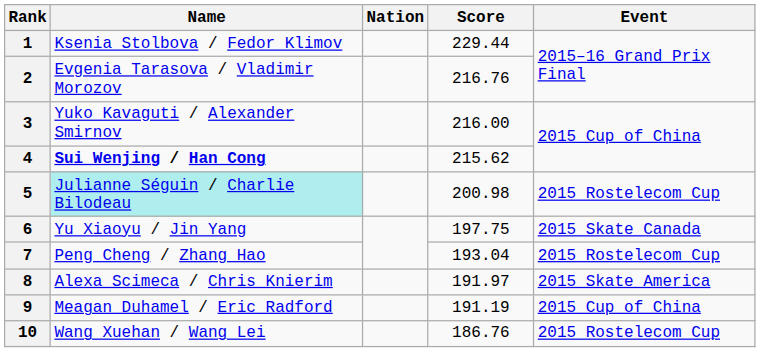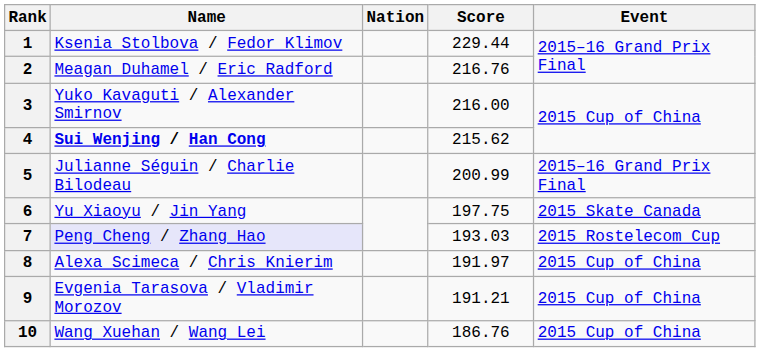(184, 79) Evgenia Tarasova / Vladimir Morozov -> (194, 70) Meagan Duhamel / Eric Radford
(174, 194) paleturquoise background -> (174, 176) no background
(481, 194) 200.98 -> (481, 176) 200.99
(629, 194) 2015 Rostelecom Cup -> (624, 176) 2015–16 Grand Prix Final
(160, 255) no background -> (160, 237) lavender background
(481, 255) 193.04 -> (481, 237) 193.03
(624, 281) 2015 Skate America -> (619, 263) 2015 Cup of China
(194, 308) Meagan Duhamel / Eric Radford -> (184, 298) Evgenia Tarasova / Vladimir Morozov
(481, 308) 191.19 -> (481, 298) 191.21
(629, 334) 2015 Rostelecom Cup -> (619, 334) 2015 Cup of China
